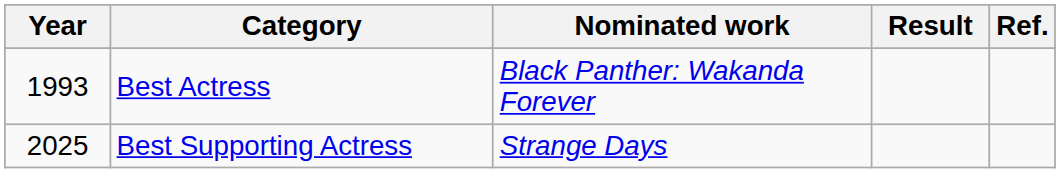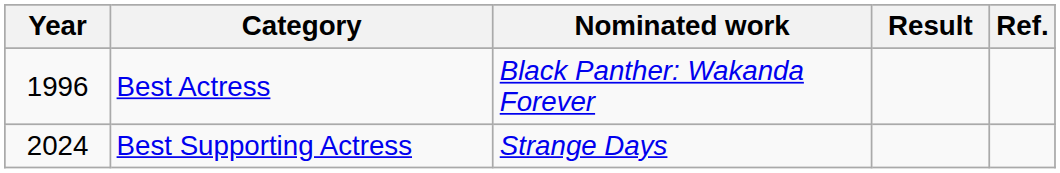(58, 85) 1993 -> (58, 85) 1996
(58, 145) 2025 -> (58, 145) 2024
